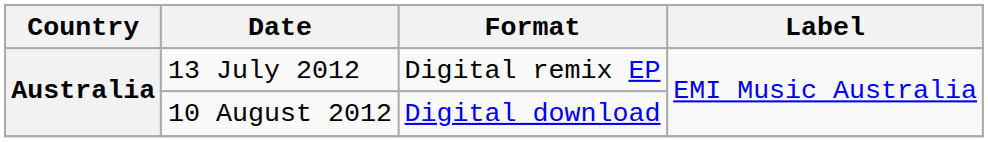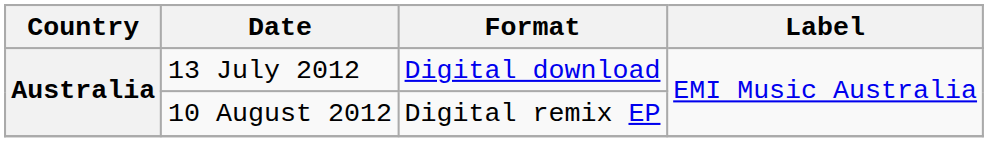(533, 70) Digital remix EP -> (533, 70) Digital download
(533, 114) Digital download -> (533, 114) Digital remix EP
